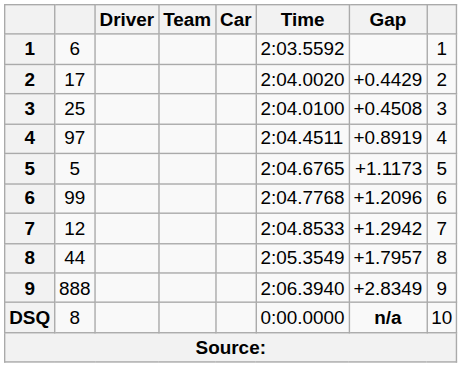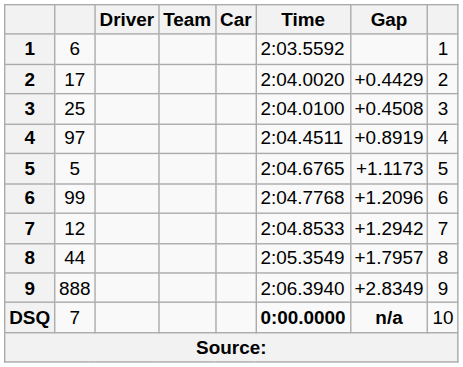(75, 317) 8 -> (75, 317) 7
(303, 317) normal -> (303, 317) bold
